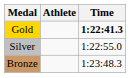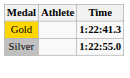(101, 47) normal -> (100, 47) bold
- row: (22, 64)
